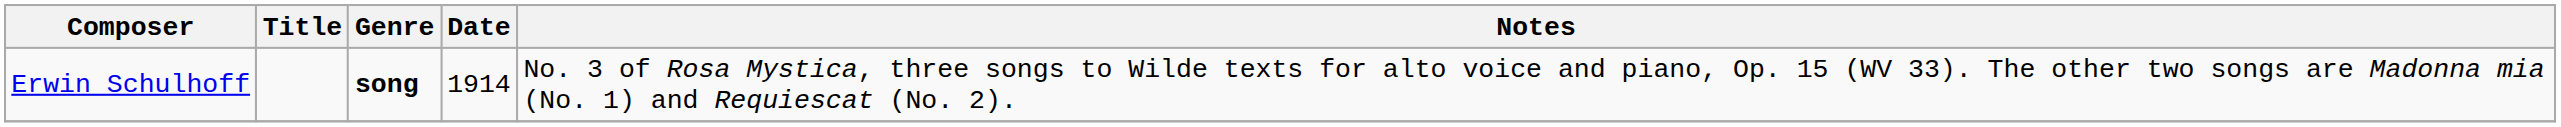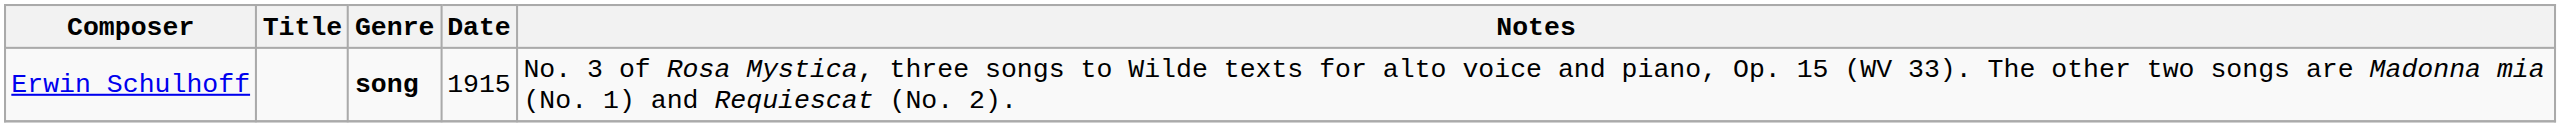(479, 85) 1914 -> (479, 85) 1915
